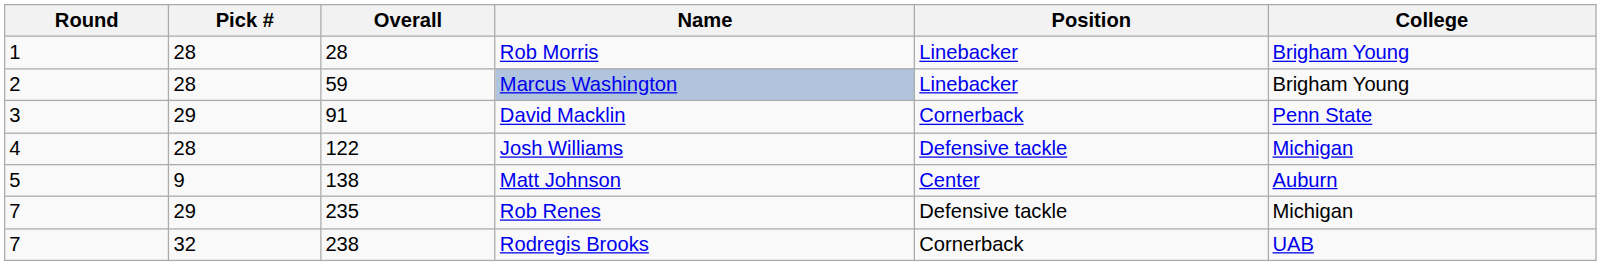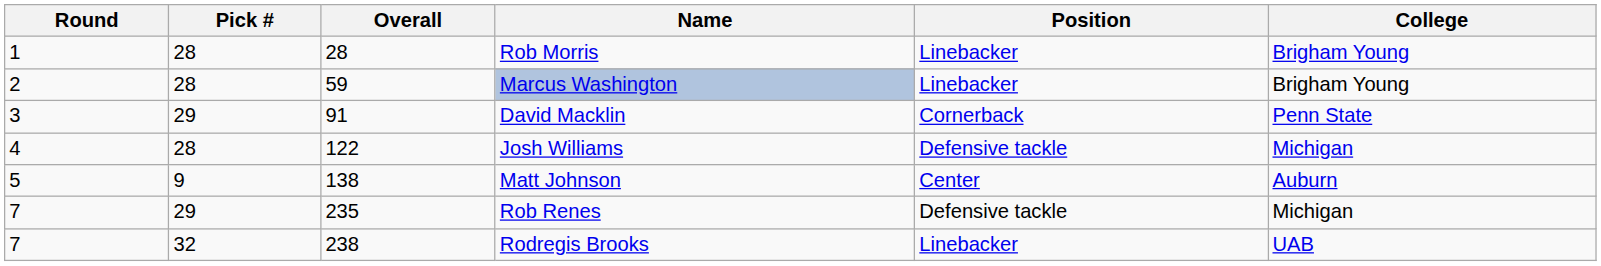(971, 244) Cornerback -> (969, 244) Linebacker
